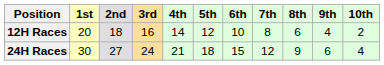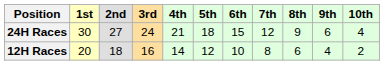rows swapped: (37, 32) <-> (37, 51)
